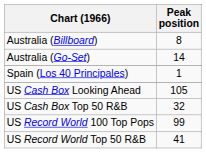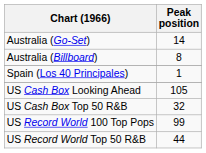rows swapped: (48, 57) <-> (52, 40)
(179, 139) 41 -> (179, 139) 44
